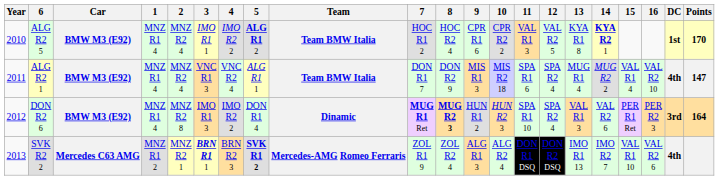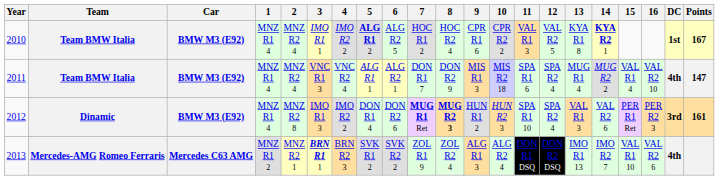columns swapped: (338, 12) <-> (41, 12)
(699, 40) 170 -> (699, 40) 167
(699, 117) 164 -> (699, 117) 161
(256, 156) bold -> (370, 156) normal
